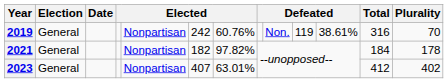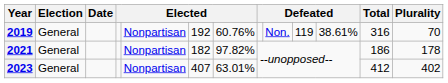(201, 31) 242 -> (201, 31) 192
(380, 50) 184 -> (380, 50) 186
